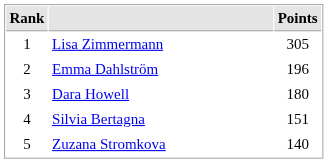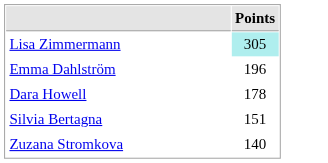- column: (27, 18)
(298, 44) no background -> (255, 44) paleturquoise background
(298, 94) 180 -> (255, 94) 178
